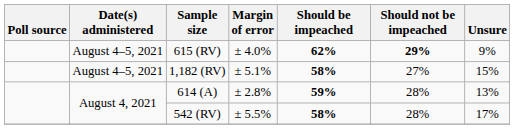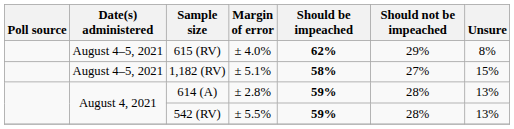(418, 51) bold -> (418, 51) normal
(487, 51) 9% -> (487, 51) 8%
(324, 113) 58% -> (324, 113) 59%
(487, 113) 17% -> (487, 113) 13%
